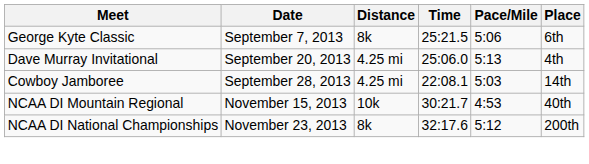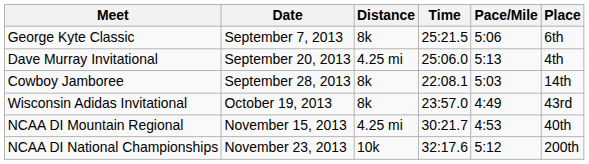(380, 81) 4.25 mi -> (364, 81) 8k
+ row: (97, 103)
(368, 103) 10k -> (380, 125) 4.25 mi
(364, 125) 8k -> (368, 147) 10k
